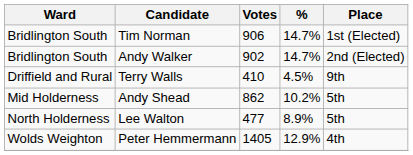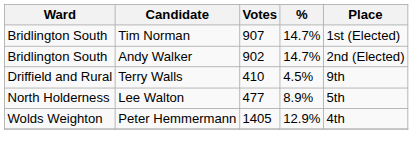(253, 35) 906 -> (253, 35) 907
- row: (154, 98)
